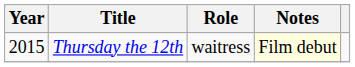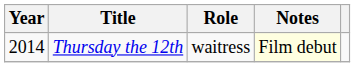(27, 47) 2015 -> (27, 47) 2014
